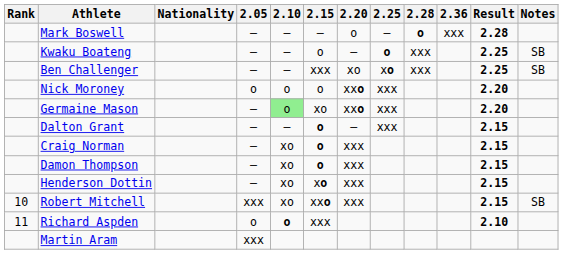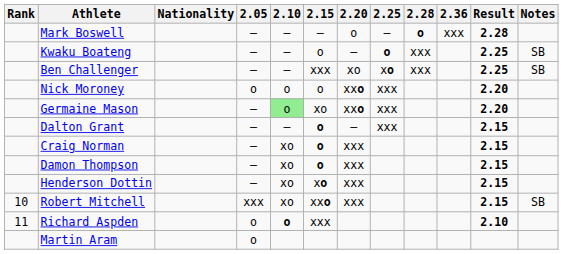(254, 240) xxx -> (254, 240) o
